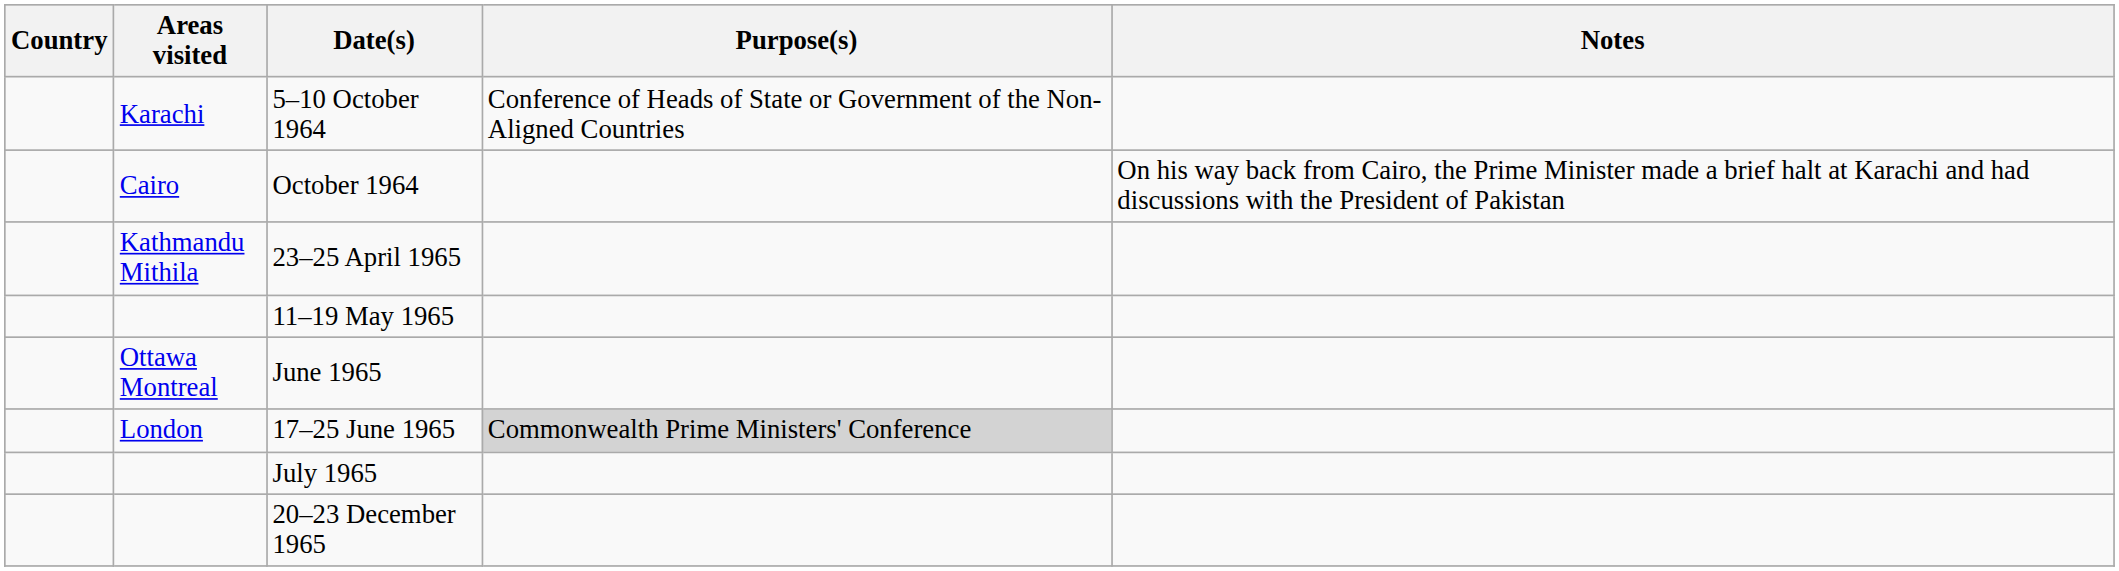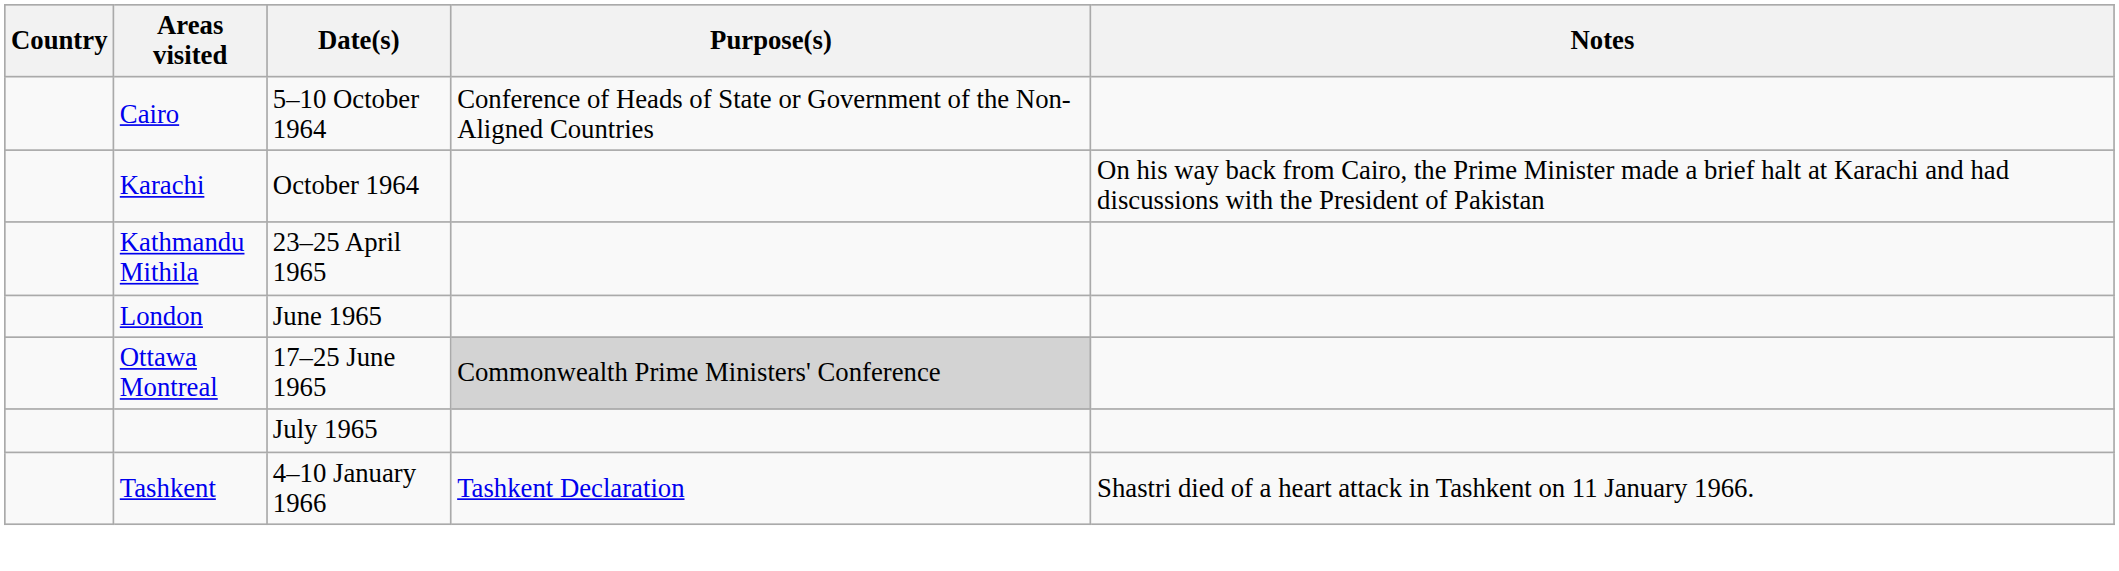(162, 113) Karachi -> (149, 113) Cairo
(149, 185) Cairo -> (162, 185) Karachi
- row: (363, 315)
(169, 372) Ottawa Montreal -> (161, 315) London
(161, 430) London -> (169, 372) Ottawa Montreal
- row: (364, 530)
+ row: (344, 487)
